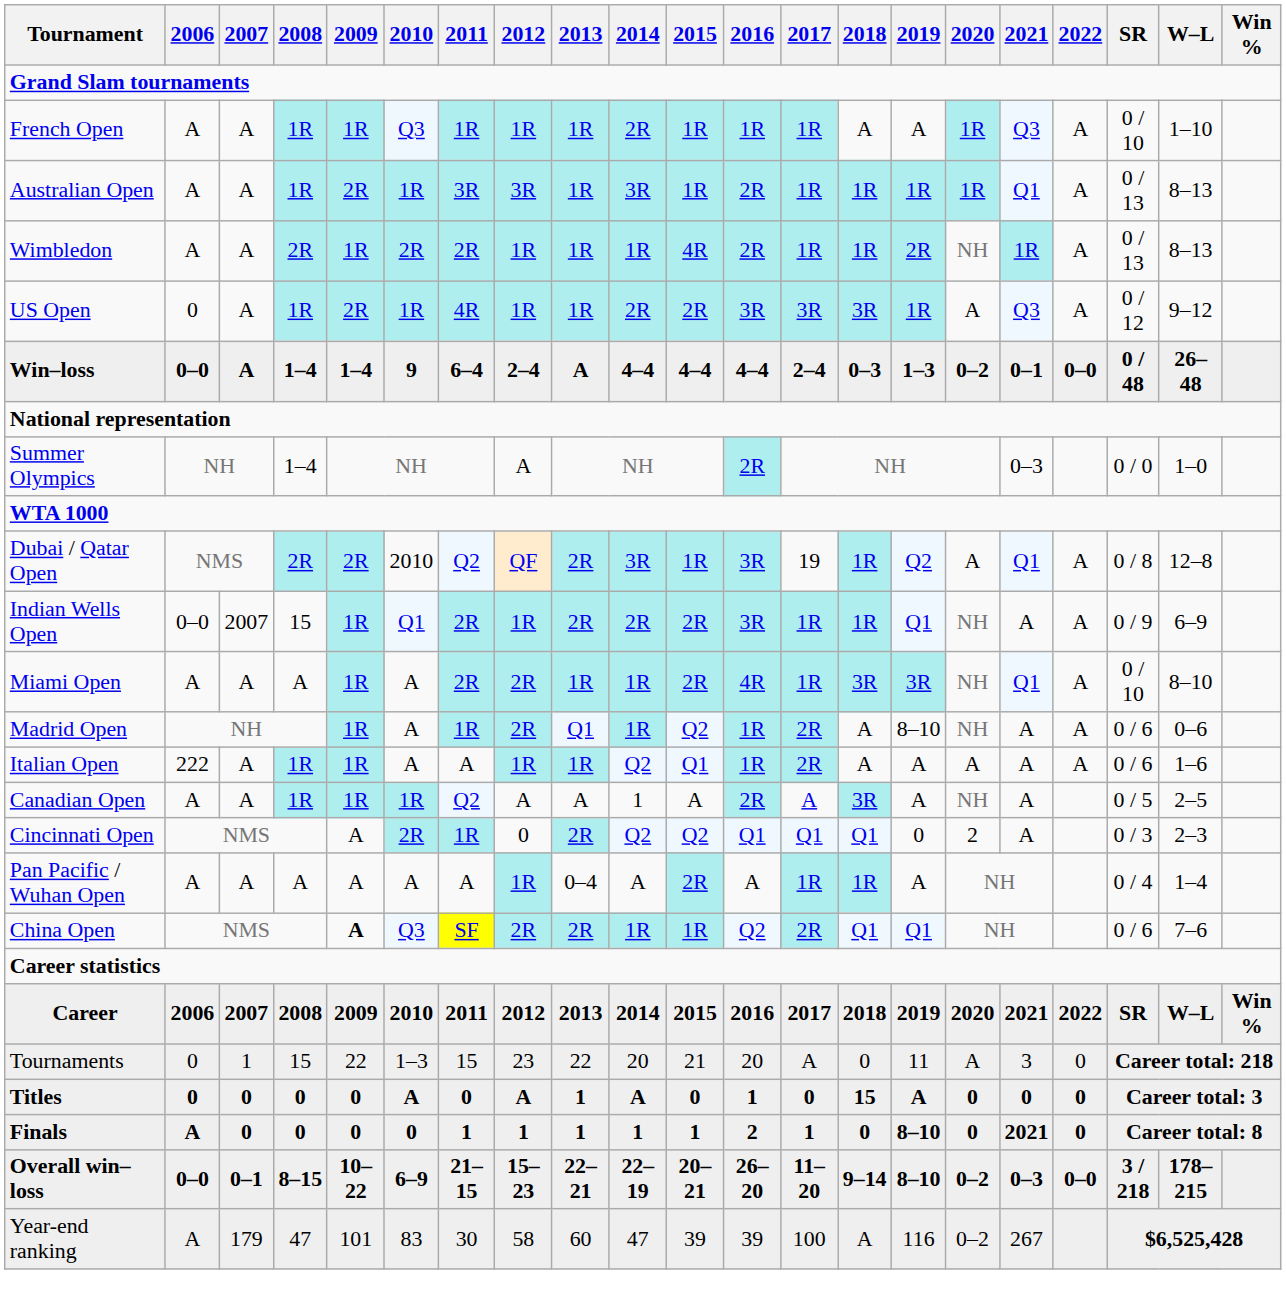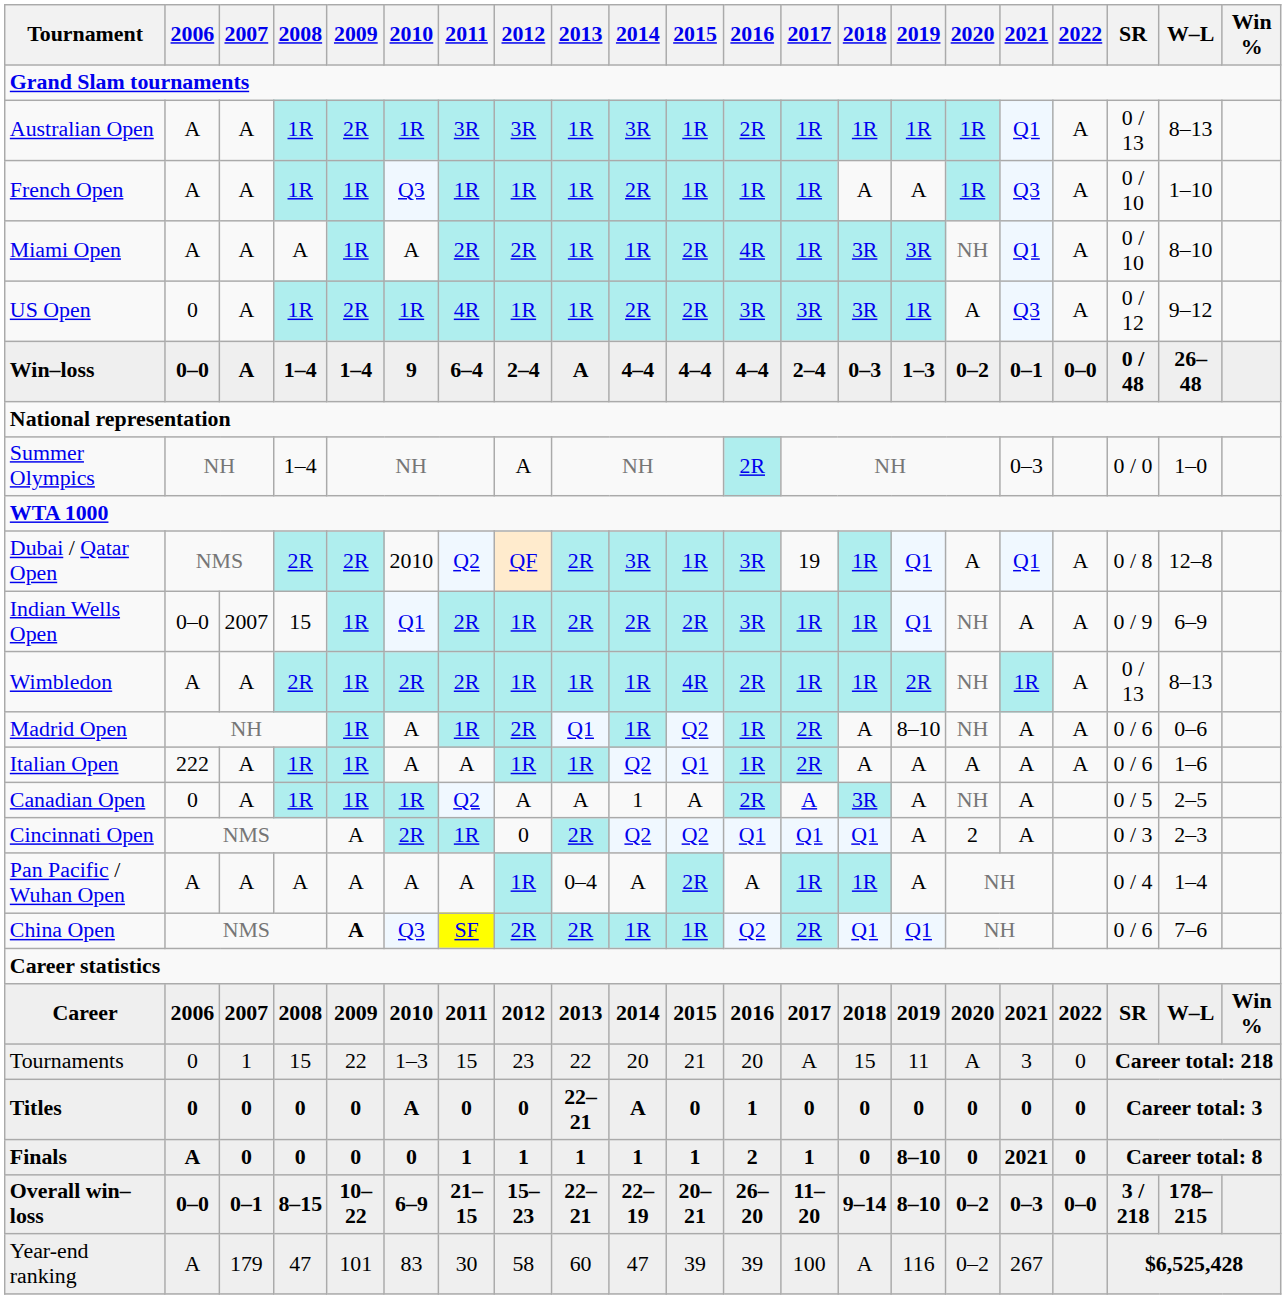rows swapped: (82, 190) <-> (67, 129)
rows swapped: (61, 250) <-> (65, 681)
(919, 561) Q2 -> (919, 561) Q1
(192, 799) A -> (192, 799) 0
(919, 834) 0 -> (919, 834) A
(865, 1060) 0 -> (865, 1060) 15
(523, 1095) A -> (523, 1108) 0
(581, 1095) 1 -> (581, 1108) 22–21
(865, 1095) 15 -> (865, 1108) 0
(919, 1095) A -> (919, 1108) 0
